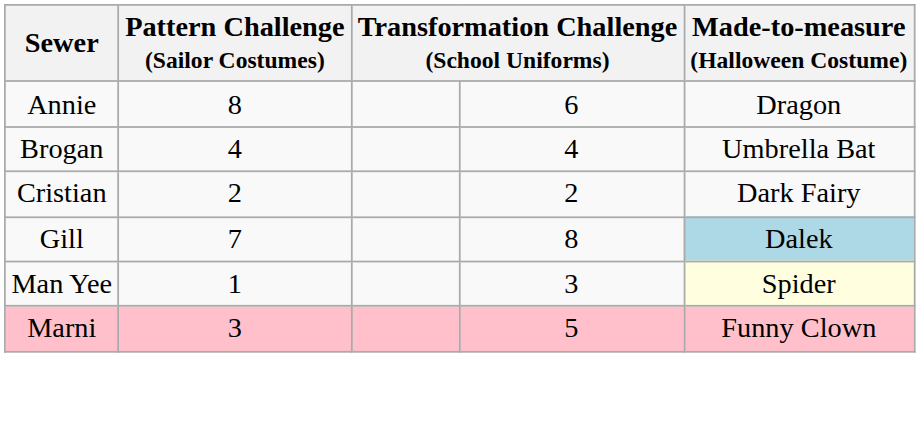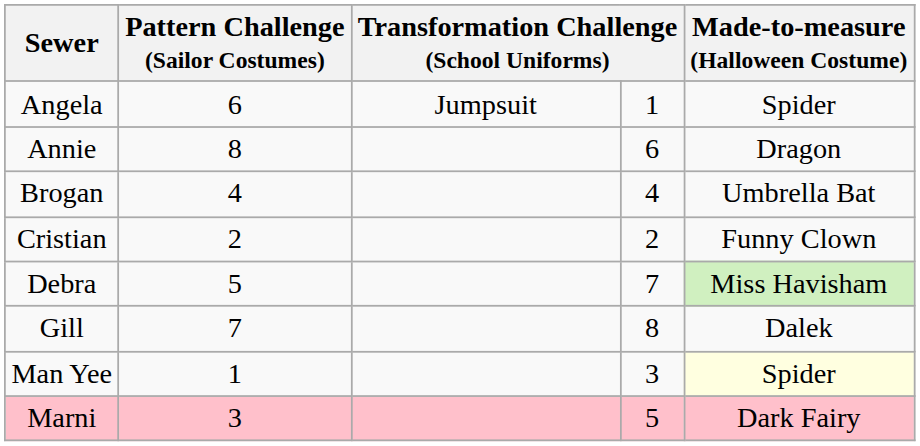+ row: (62, 103)
(799, 193) Dark Fairy -> (799, 238) Funny Clown
+ row: (62, 283)
(799, 238) lightblue background -> (799, 328) no background
(799, 328) Funny Clown -> (799, 418) Dark Fairy
